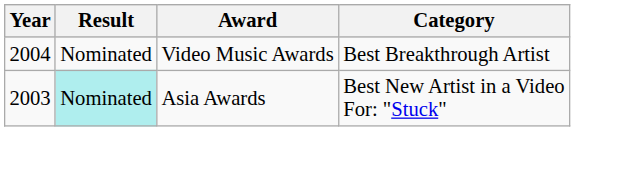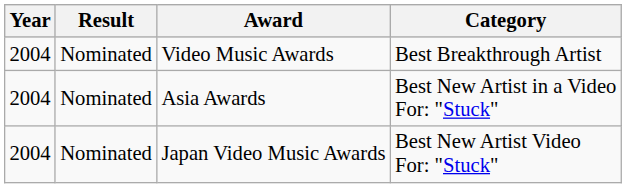(30, 97) 2003 -> (30, 97) 2004
(106, 97) paleturquoise background -> (106, 97) no background
+ row: (273, 153)
